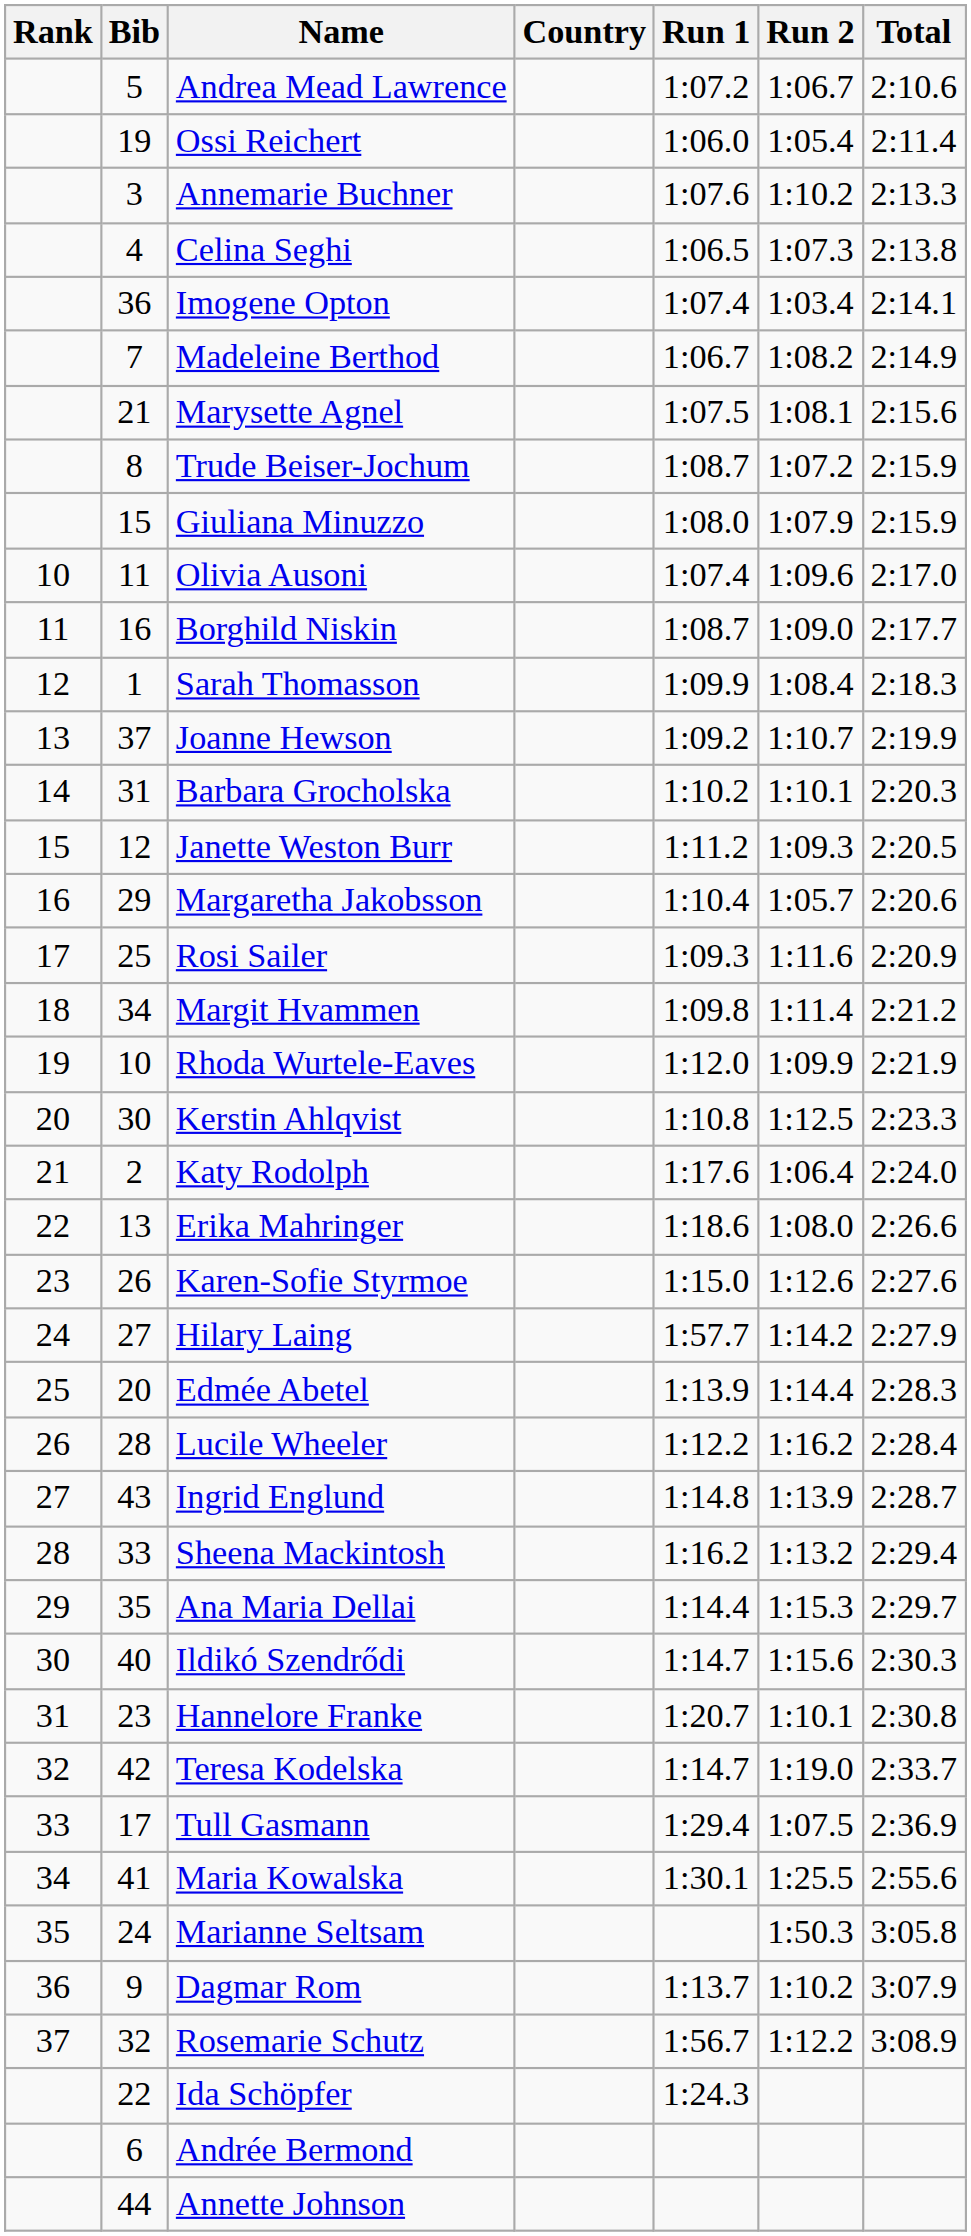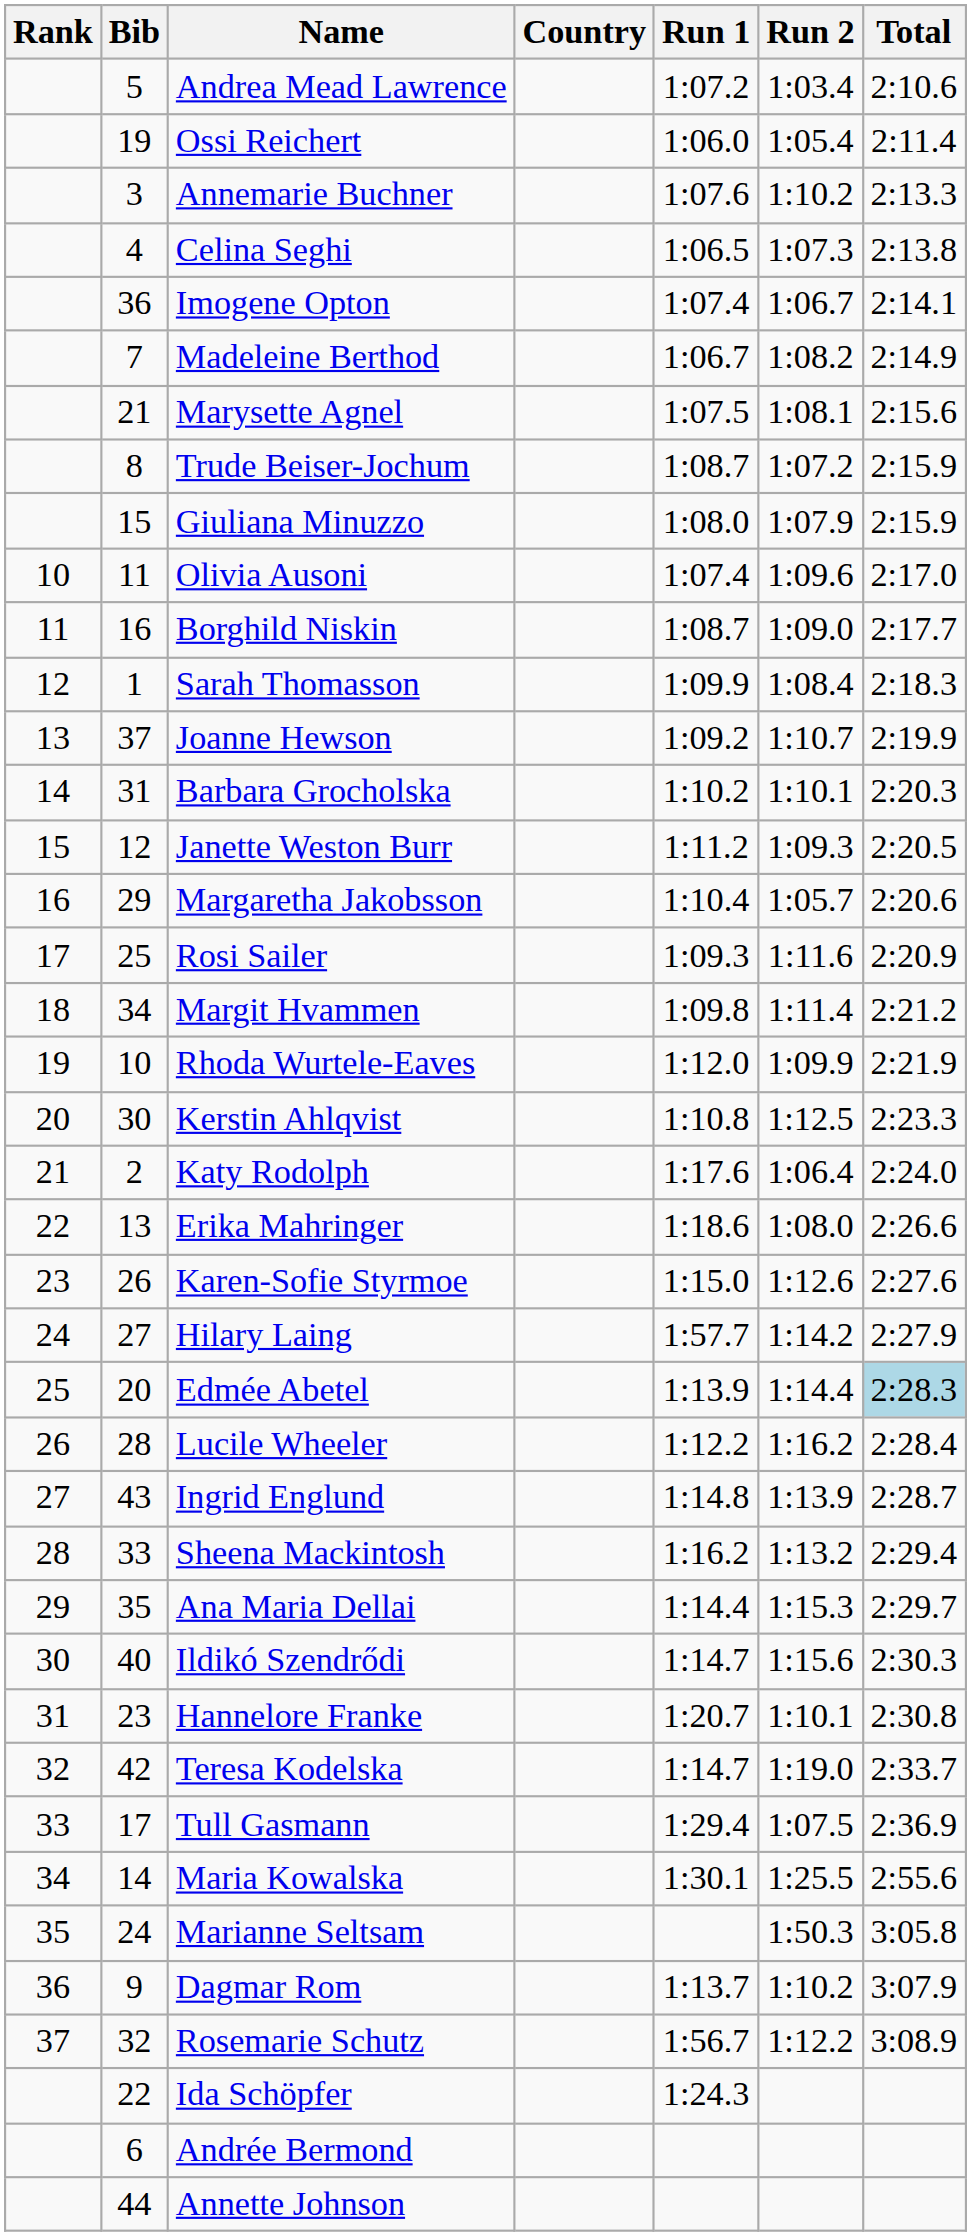(810, 85) 1:06.7 -> (810, 85) 1:03.4
(810, 303) 1:03.4 -> (810, 303) 1:06.7
(914, 1389) no background -> (914, 1389) lightblue background
(134, 1877) 41 -> (134, 1877) 14
